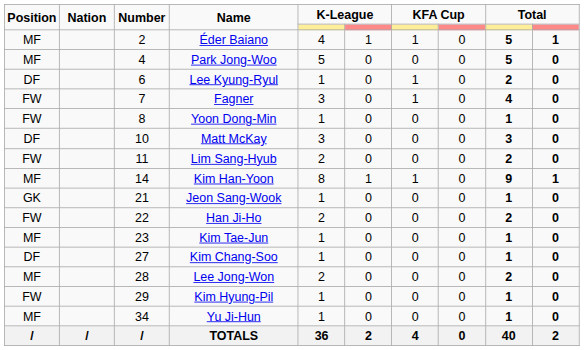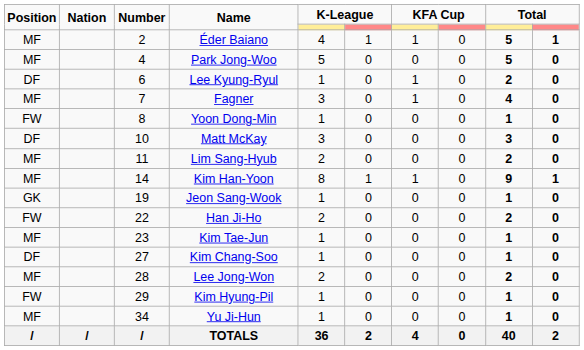(32, 99) FW -> (32, 99) MF
(32, 158) FW -> (32, 158) MF
(142, 198) 21 -> (142, 198) 19
